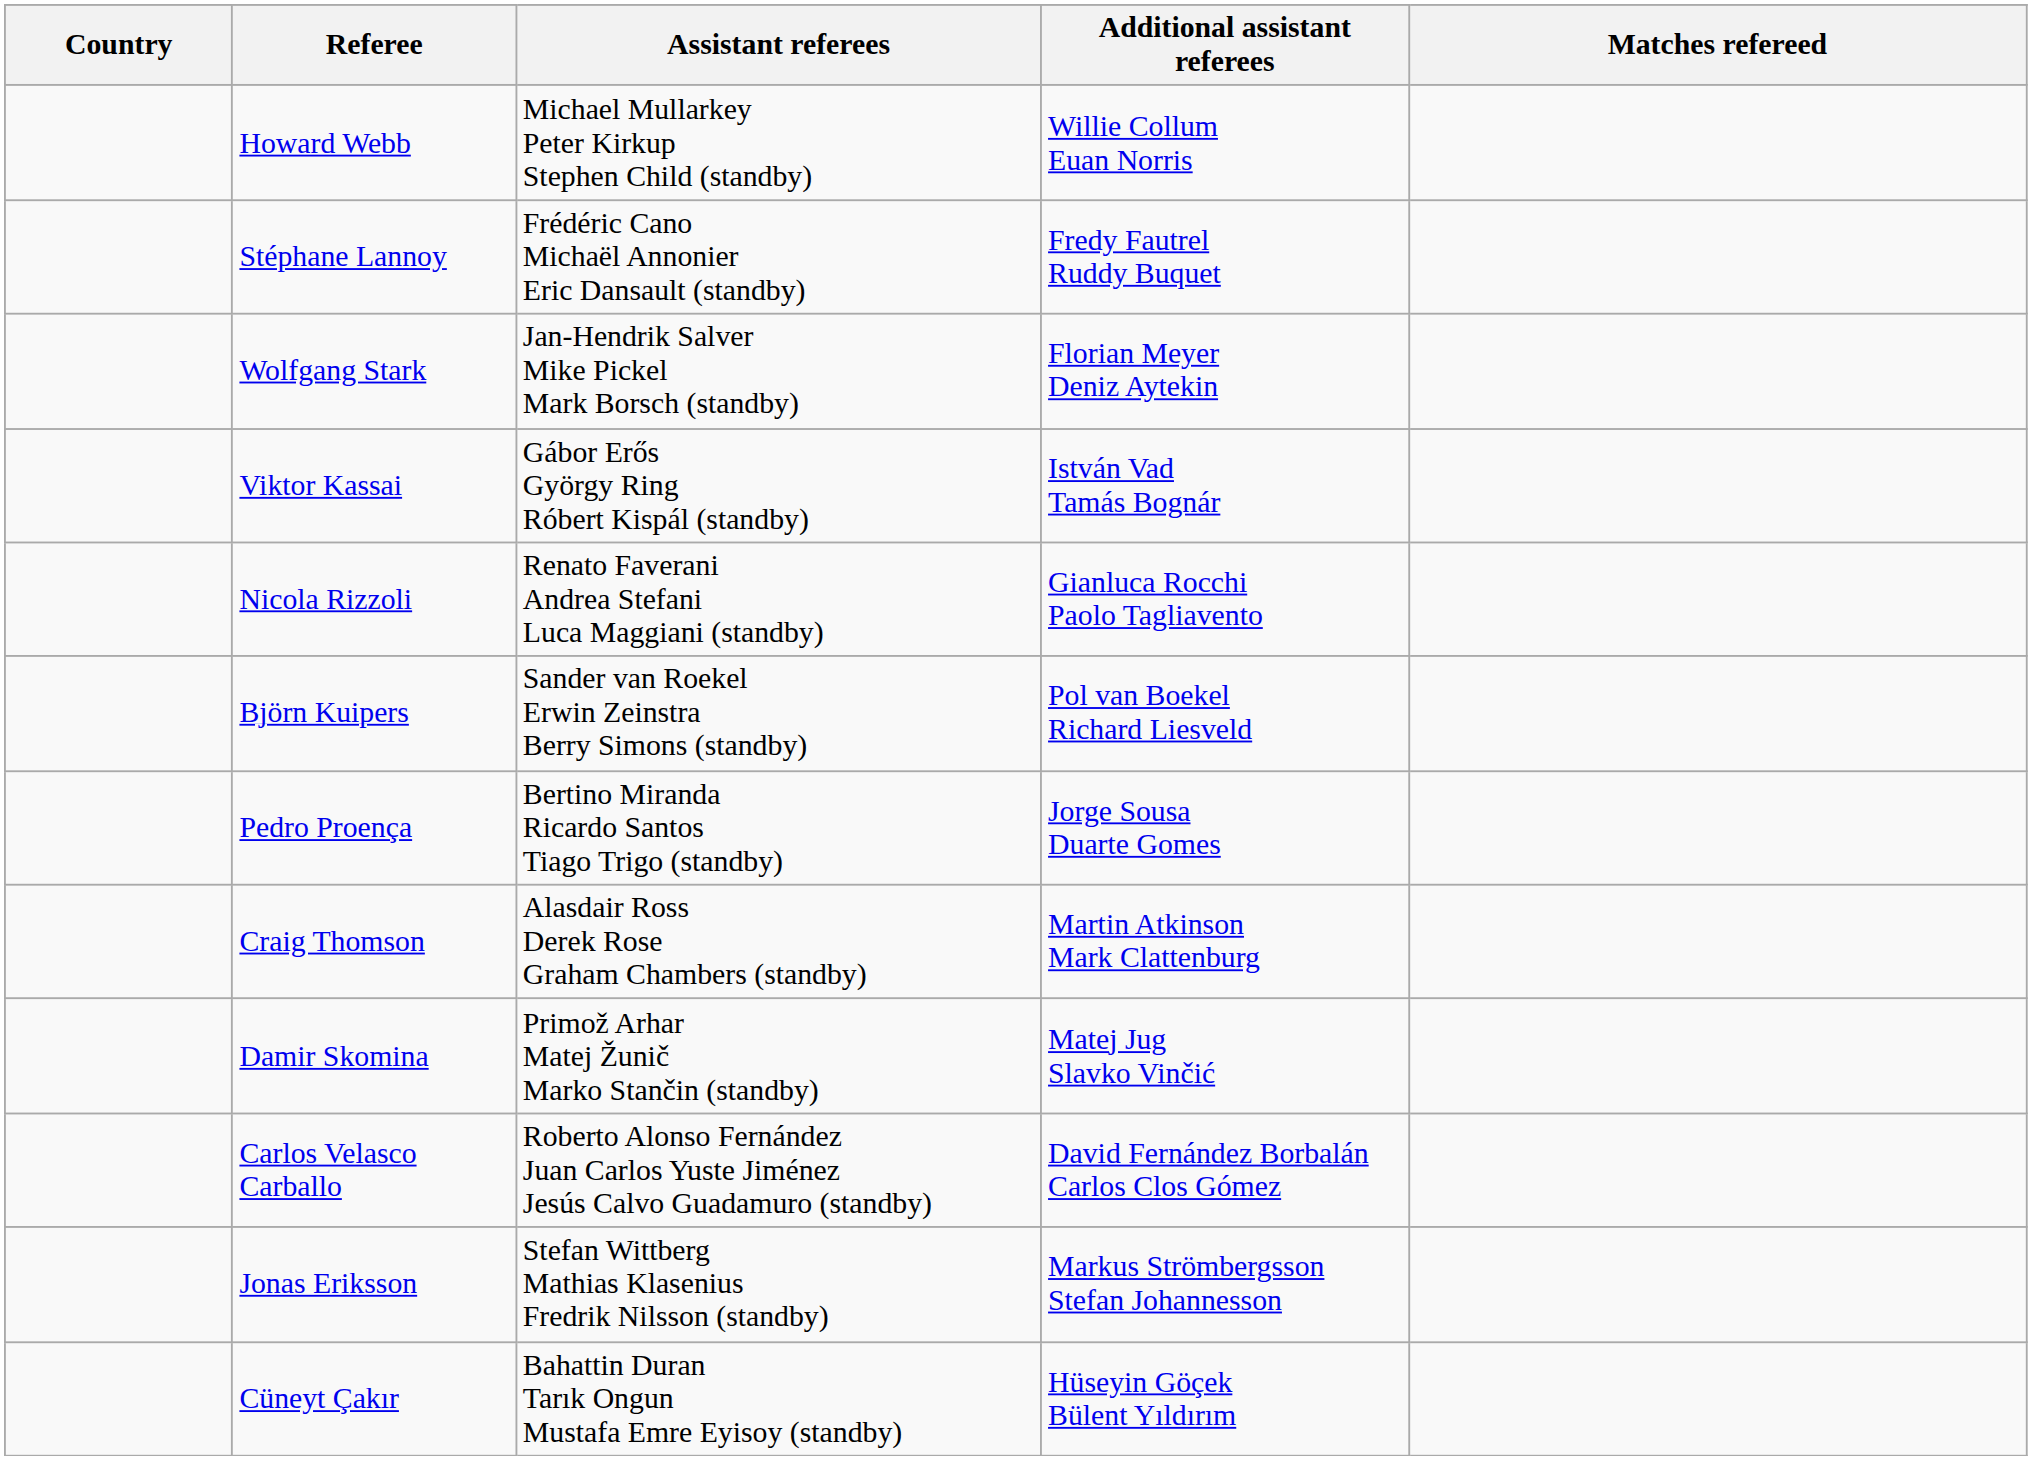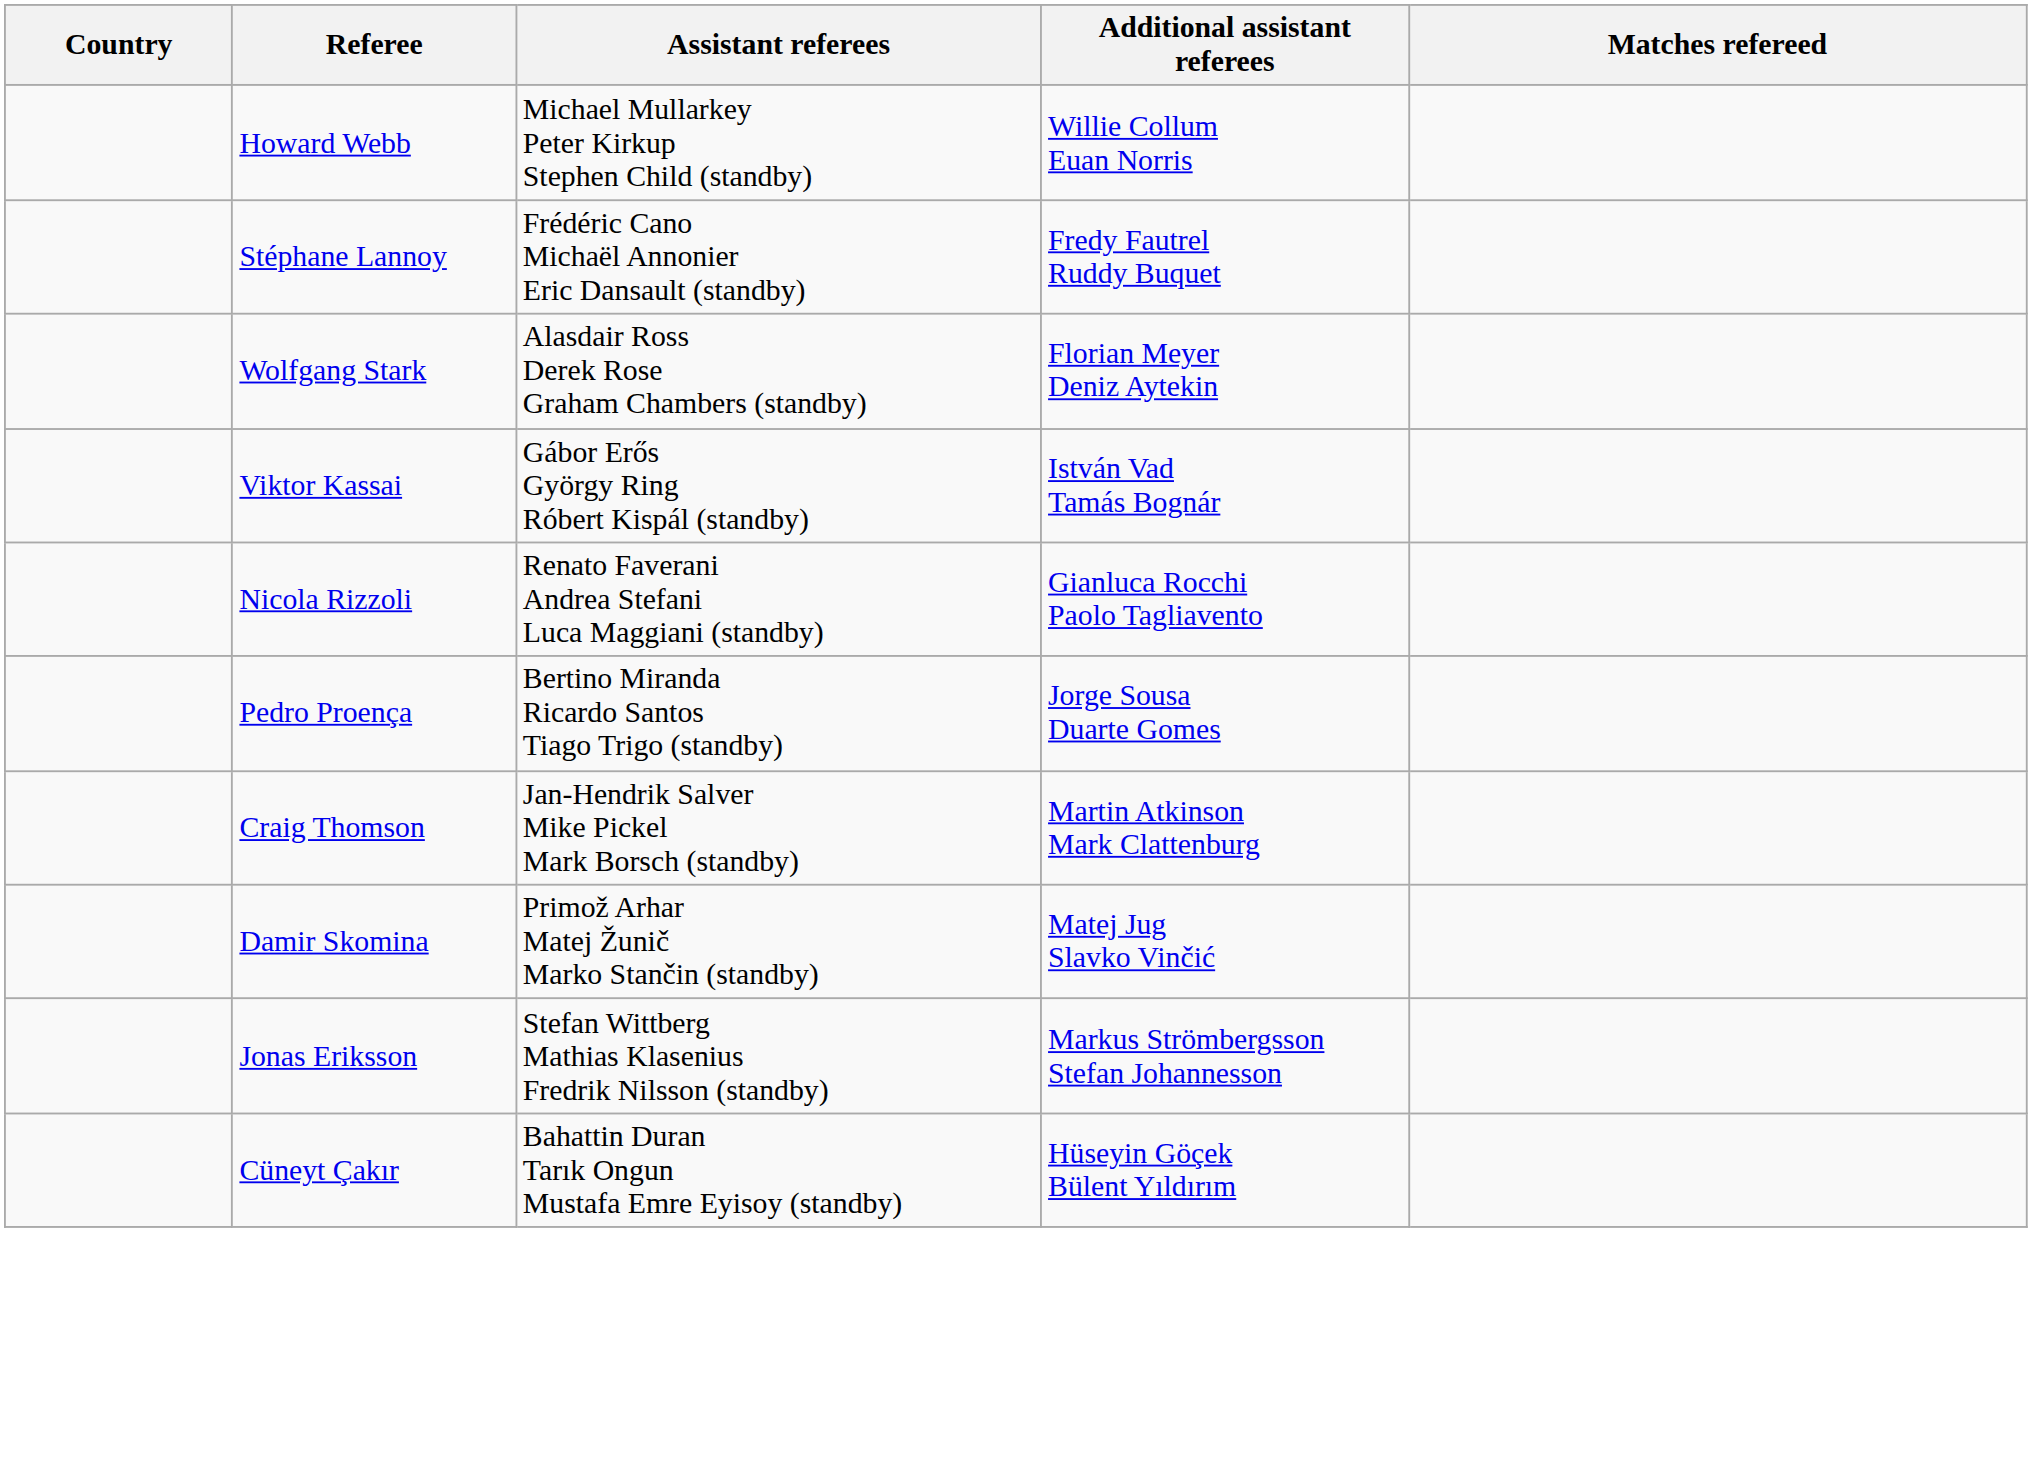(661, 370) Jan-Hendrik Salver Mike Pickel Mark Borsch (standby) -> (695, 370) Alasdair Ross Derek Rose Graham Chambers (standby)
- row: (324, 713)
(695, 941) Alasdair Ross Derek Rose Graham Chambers (standby) -> (661, 827) Jan-Hendrik Salver Mike Pickel Mark Borsch (standby)
- row: (328, 1169)
